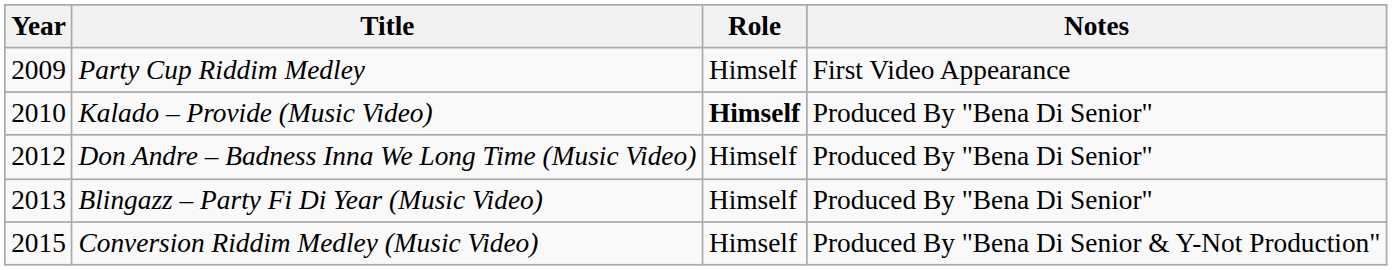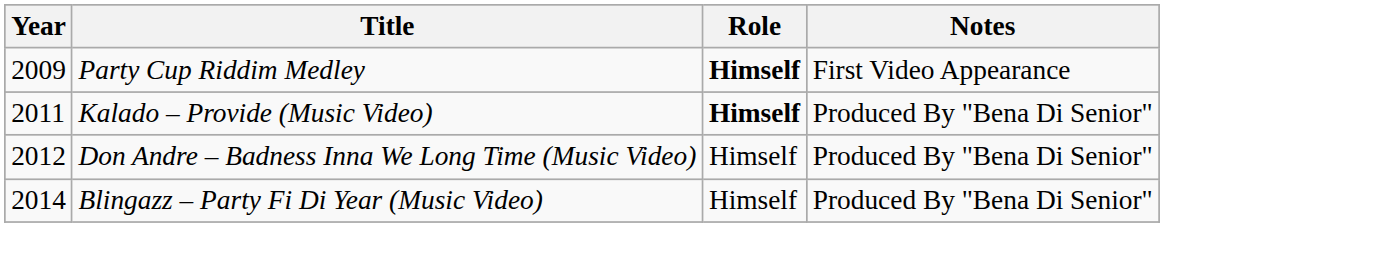(753, 69) normal -> (755, 69) bold
(39, 112) 2010 -> (38, 112) 2011
(39, 199) 2013 -> (39, 199) 2014
- row: (308, 243)
